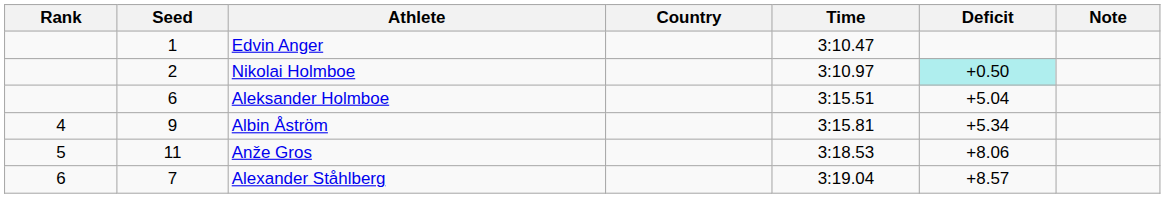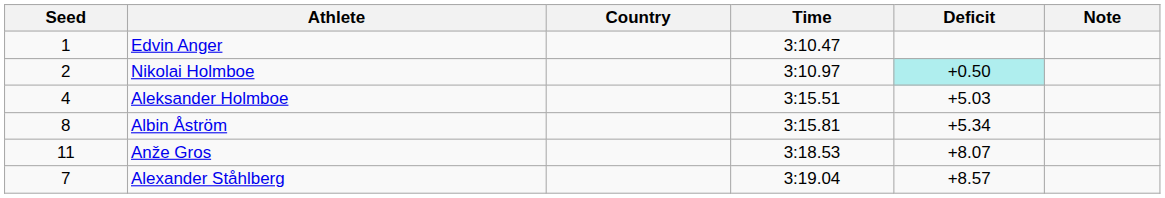- column: (61, 17)
(173, 98) 6 -> (66, 98) 4
(988, 98) +5.04 -> (969, 98) +5.03
(173, 125) 9 -> (66, 125) 8
(988, 152) +8.06 -> (969, 152) +8.07
